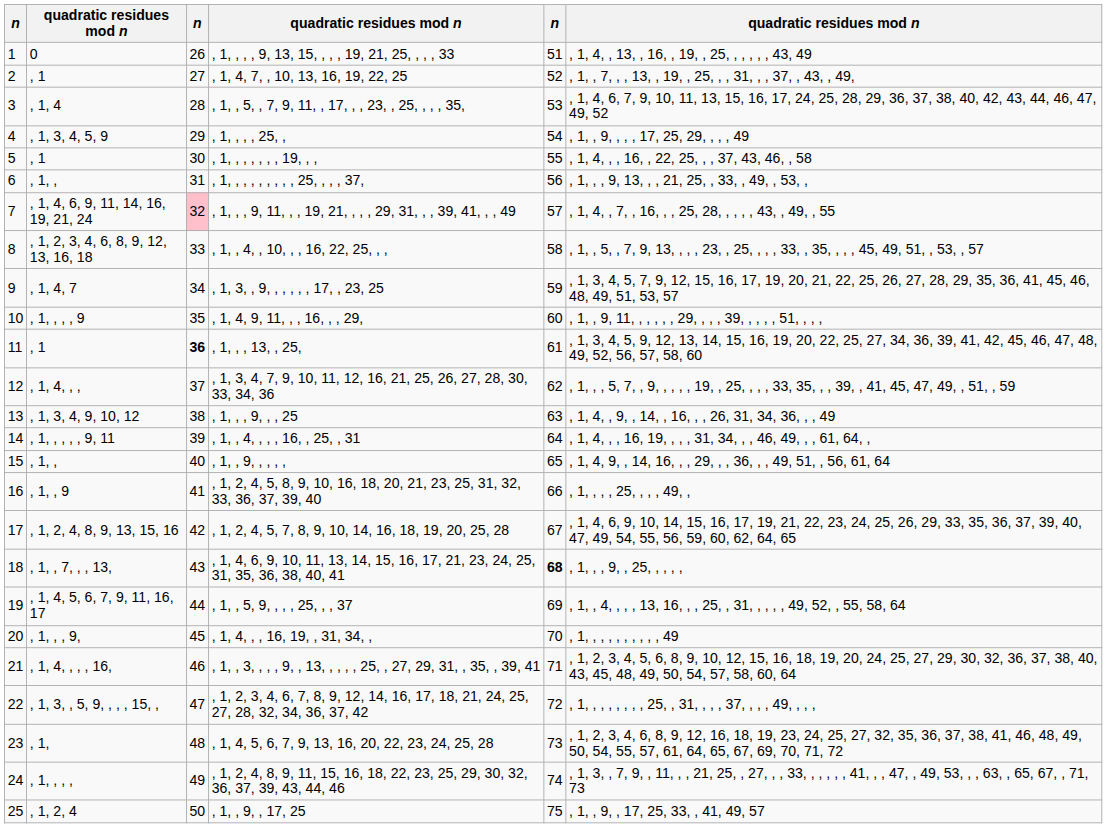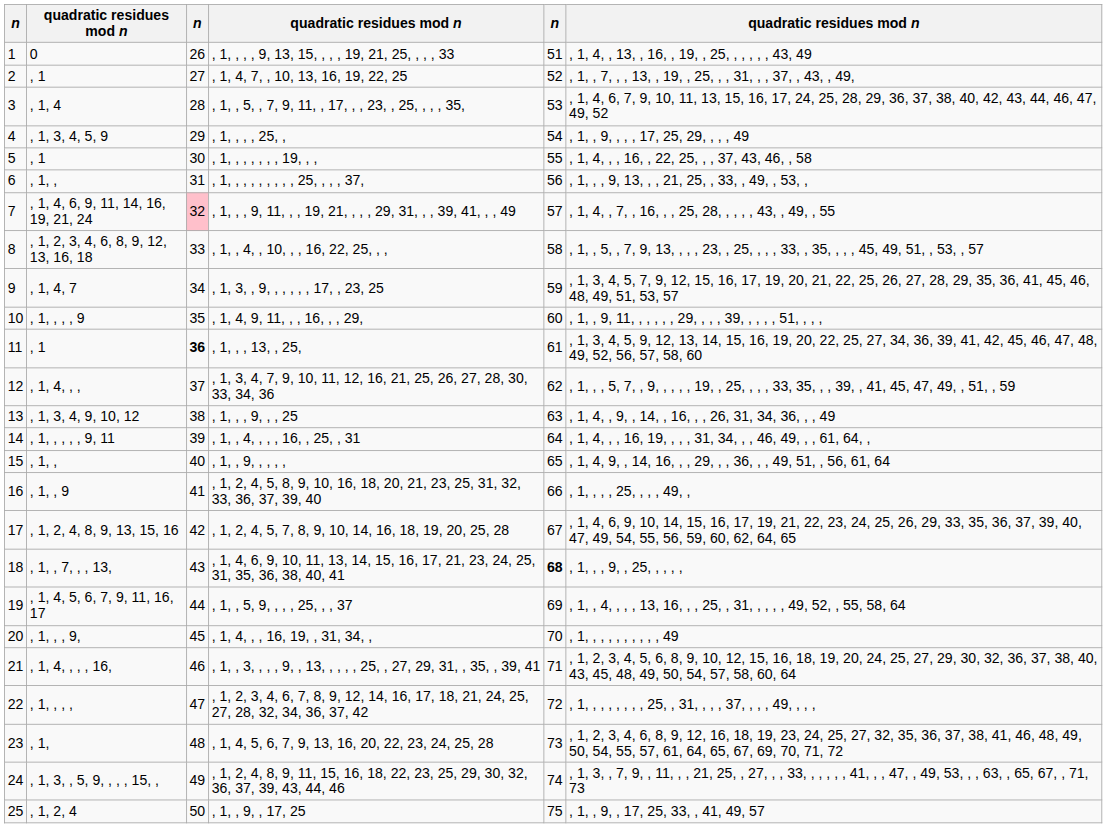(94, 704) , 1, 3, , 5, 9, , , , 15, , -> (51, 704) , 1, , , ,
(51, 781) , 1, , , , -> (94, 781) , 1, 3, , 5, 9, , , , 15, ,
